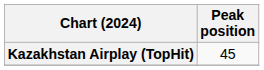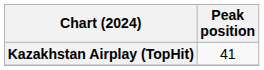(228, 53) 45 -> (228, 53) 41
